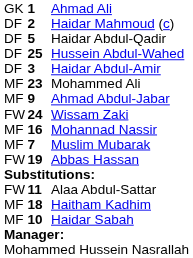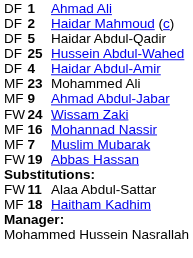(14, 9) GK -> (13, 9) DF
(31, 69) 3 -> (31, 69) 4
- row: (92, 219)
